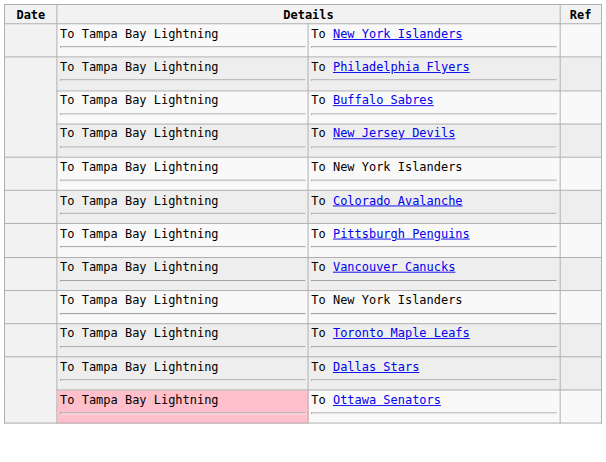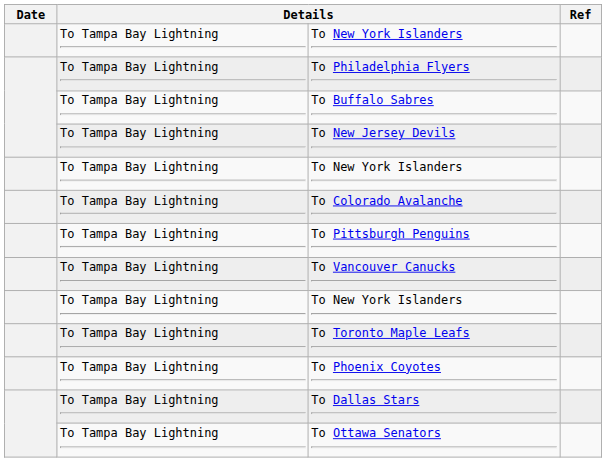+ row: (31, 374)
(183, 404) pink background -> (183, 437) no background
